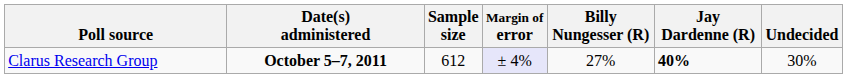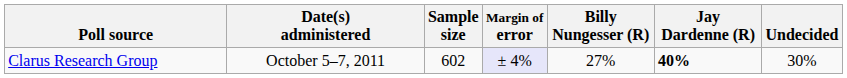(326, 60) bold -> (326, 60) normal
(453, 60) 612 -> (453, 60) 602
